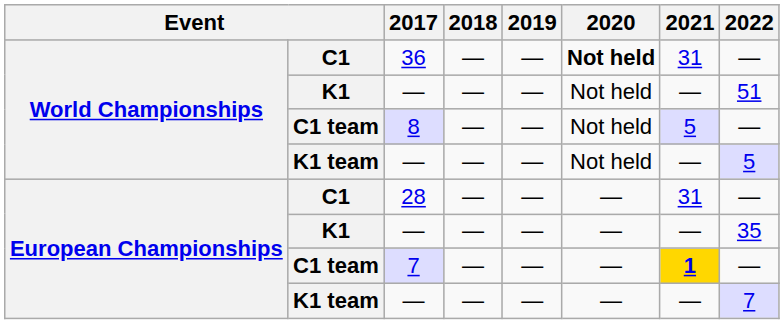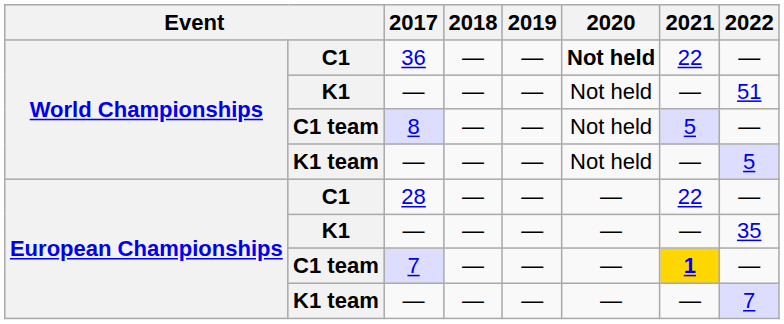(690, 57) 31 -> (690, 57) 22
(690, 197) 31 -> (690, 197) 22
